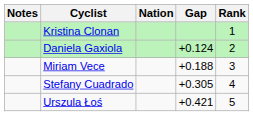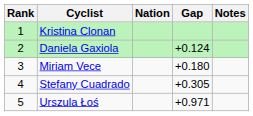columns swapped: (232, 13) <-> (22, 13)
(196, 66) +0.188 -> (192, 66) +0.180
(196, 102) +0.421 -> (192, 102) +0.971
